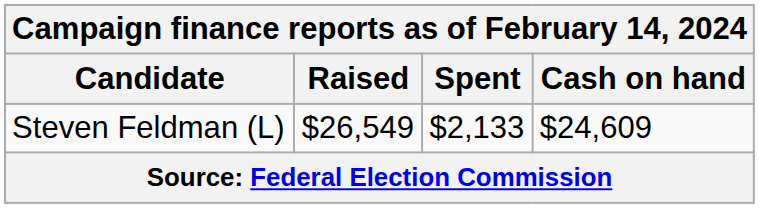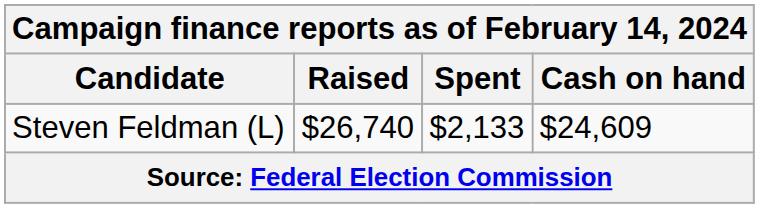(358, 127) $26,549 -> (358, 127) $26,740
